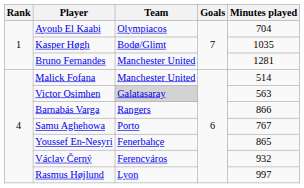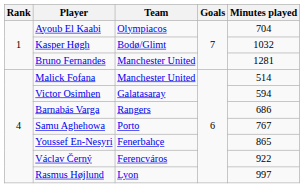(264, 45) 1035 -> (264, 45) 1032
(141, 93) lightgrey background -> (141, 93) no background
(264, 93) 563 -> (264, 93) 594
(264, 110) 866 -> (264, 110) 686
(264, 158) 932 -> (264, 158) 922
